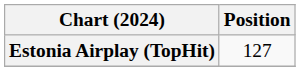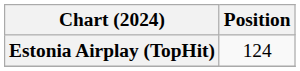(257, 50) 127 -> (257, 50) 124
